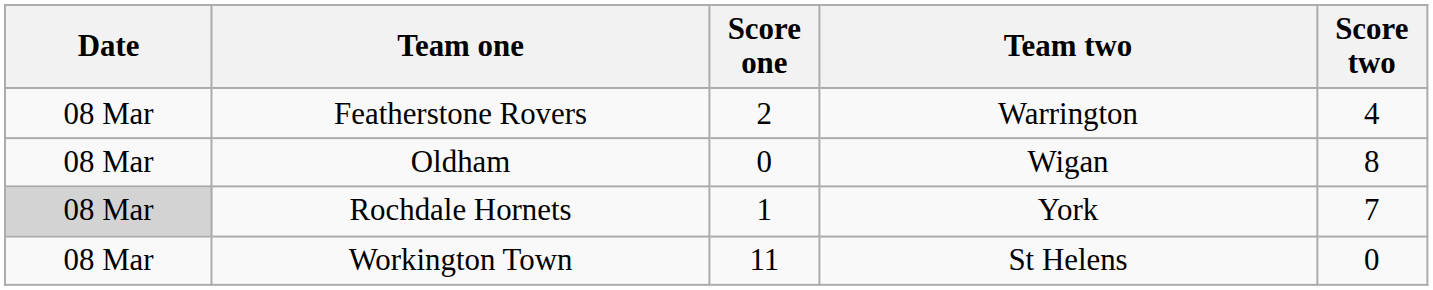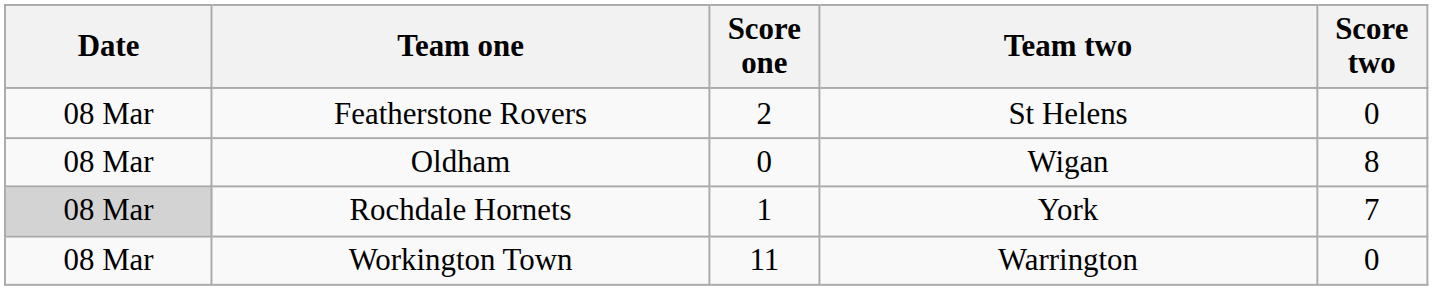(1068, 112) Warrington -> (1068, 112) St Helens
(1372, 112) 4 -> (1372, 112) 0
(1068, 259) St Helens -> (1068, 259) Warrington
